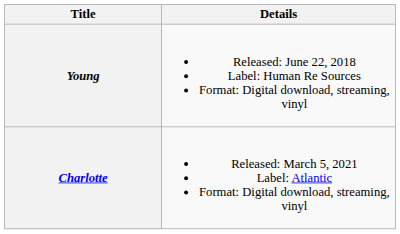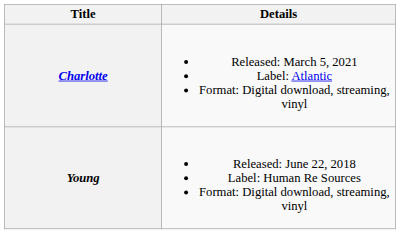rows swapped: (83, 75) <-> (83, 177)
